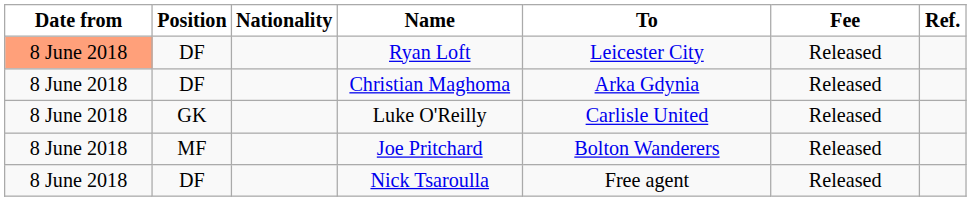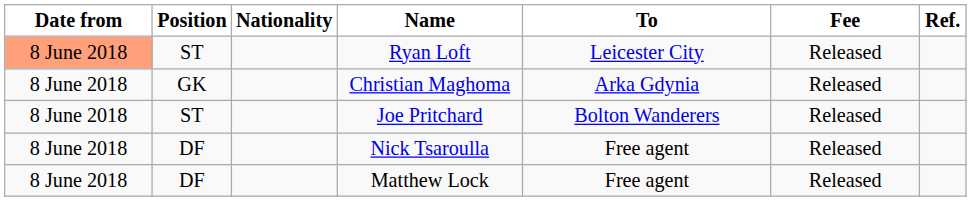(192, 52) DF -> (192, 52) ST
(192, 84) DF -> (192, 84) GK
- row: (430, 116)
(192, 148) MF -> (192, 116) ST
+ row: (430, 180)
